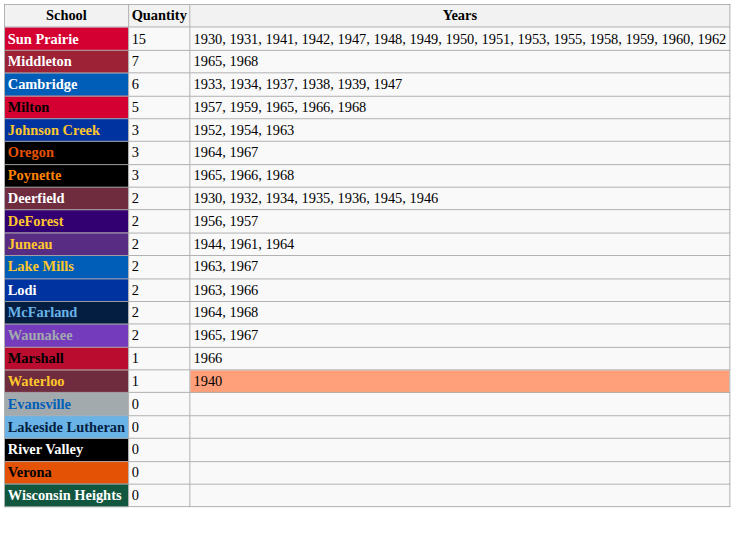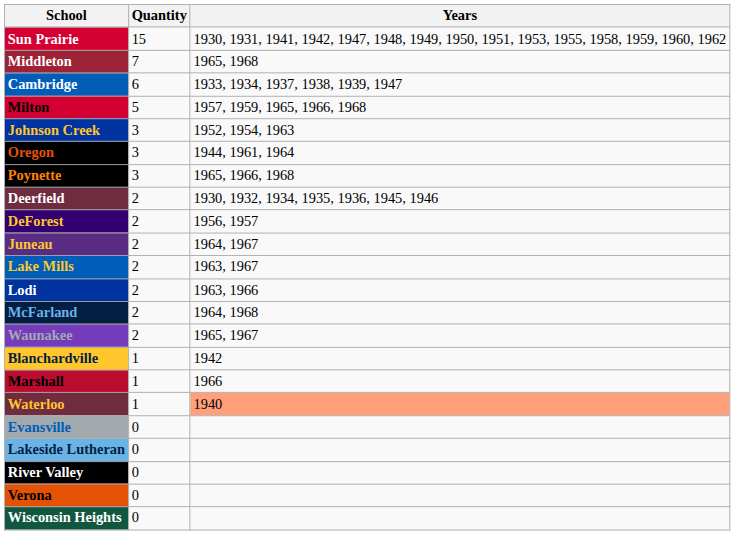(226, 152) 1964, 1967 -> (244, 152) 1944, 1961, 1964
(244, 244) 1944, 1961, 1964 -> (226, 244) 1964, 1967
+ row: (53, 358)
